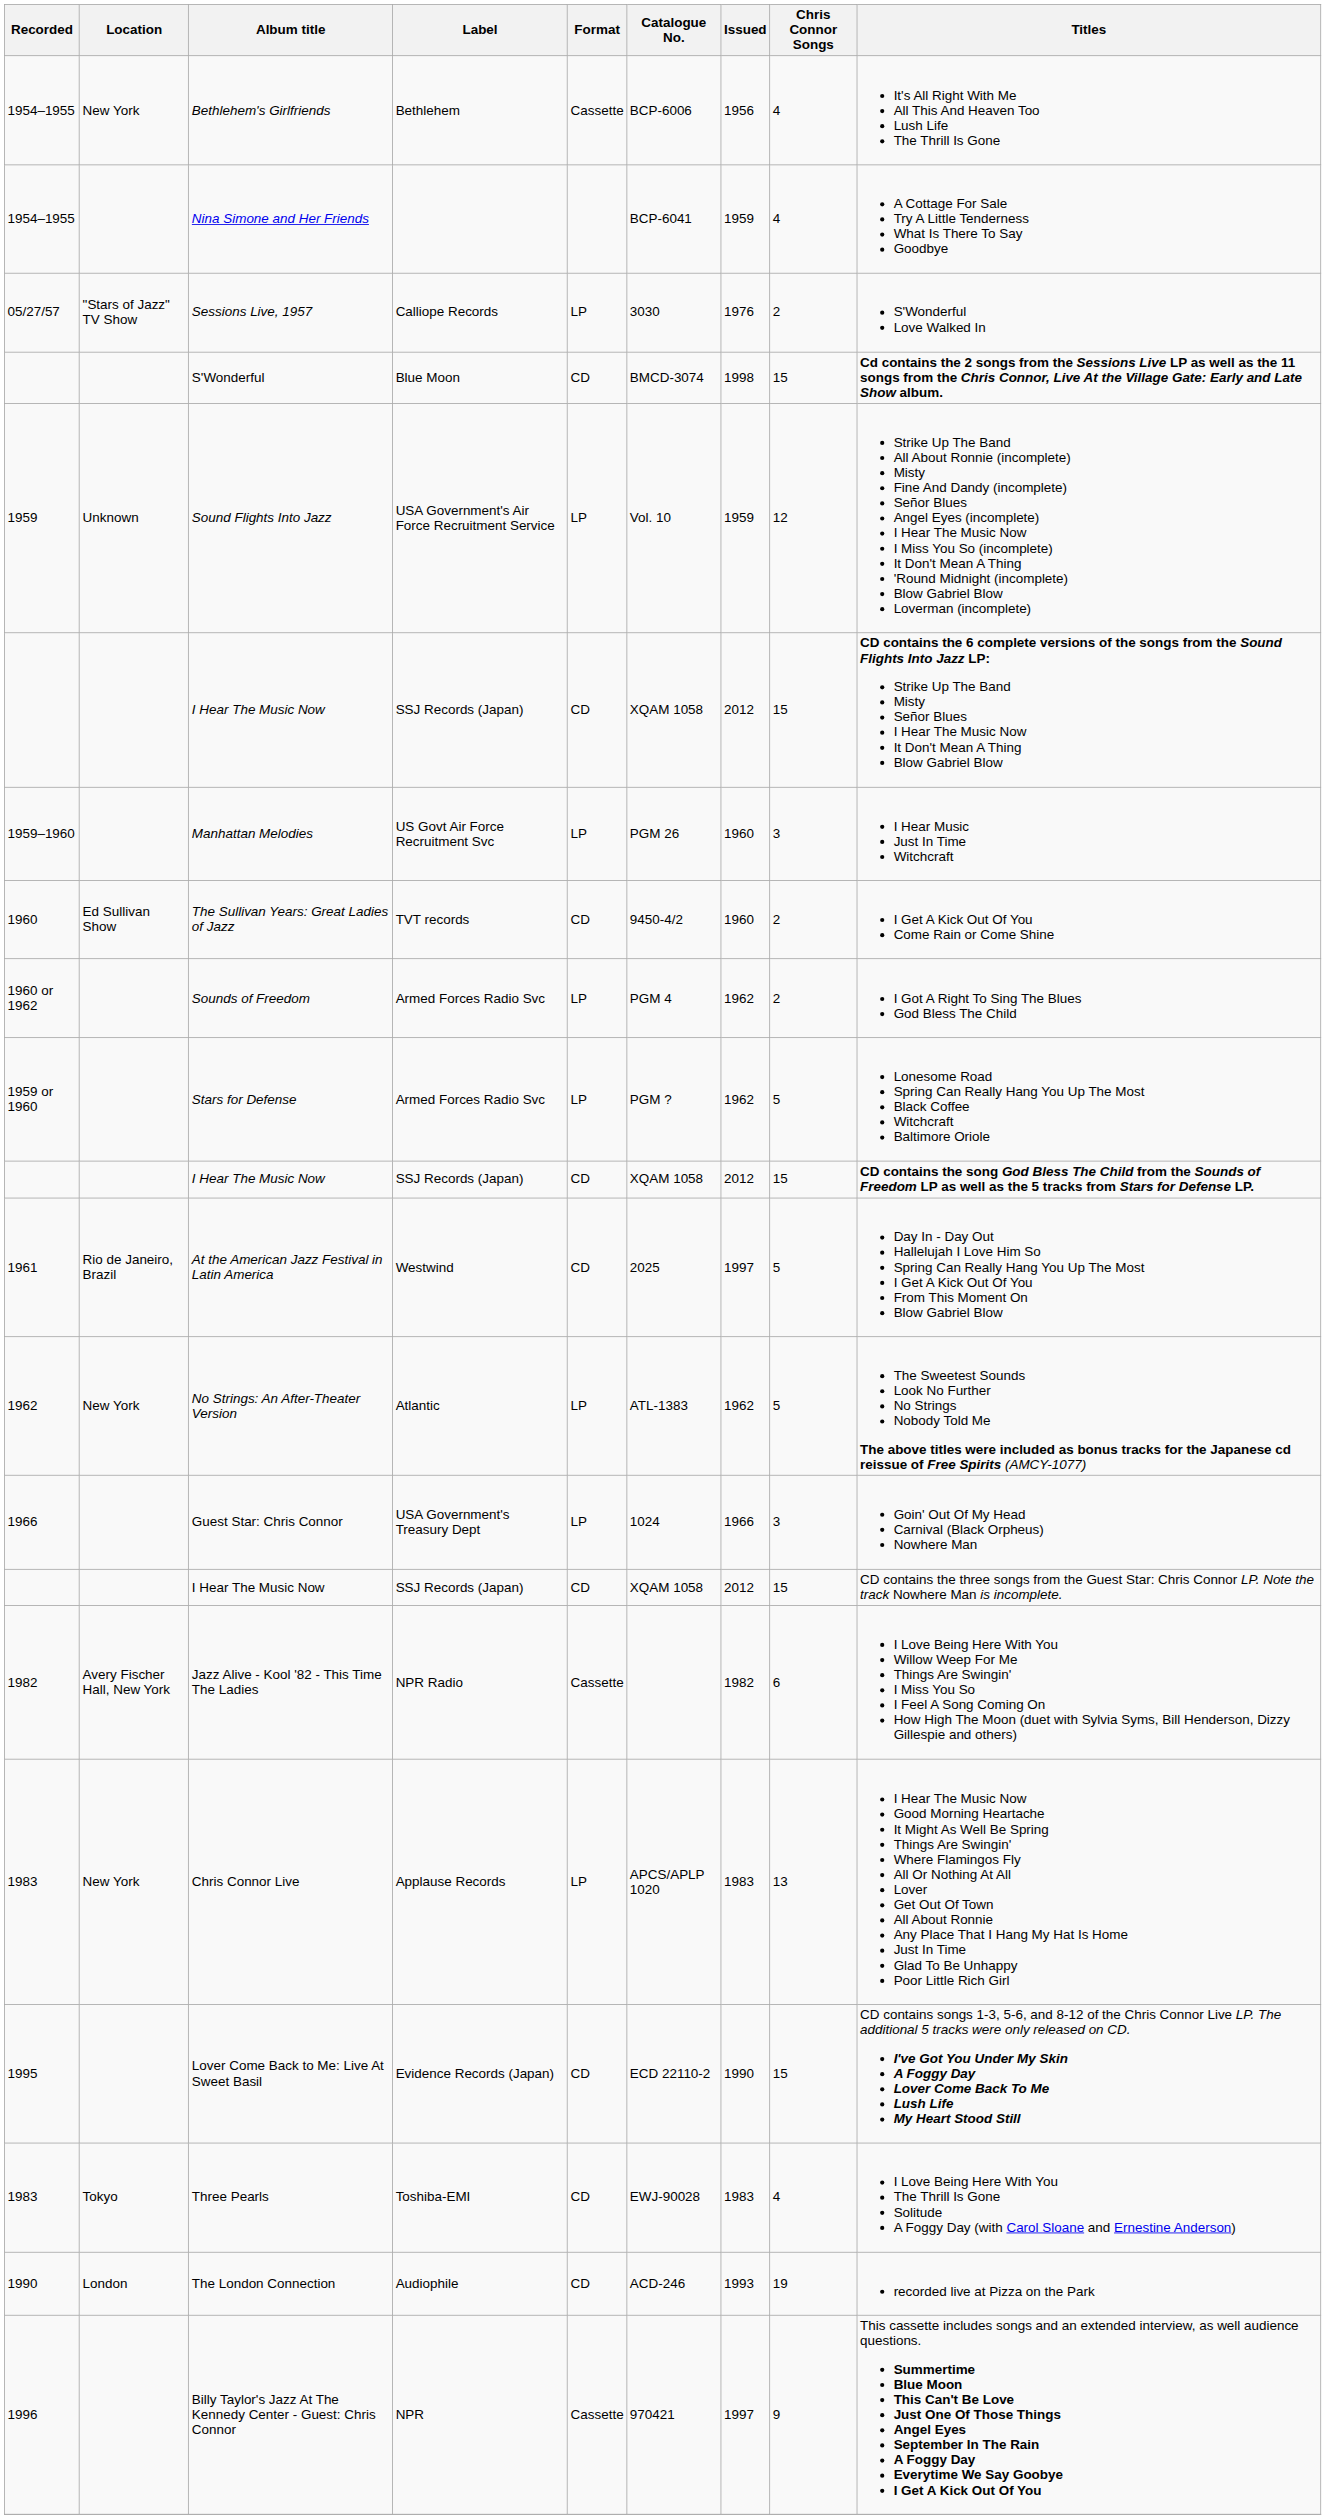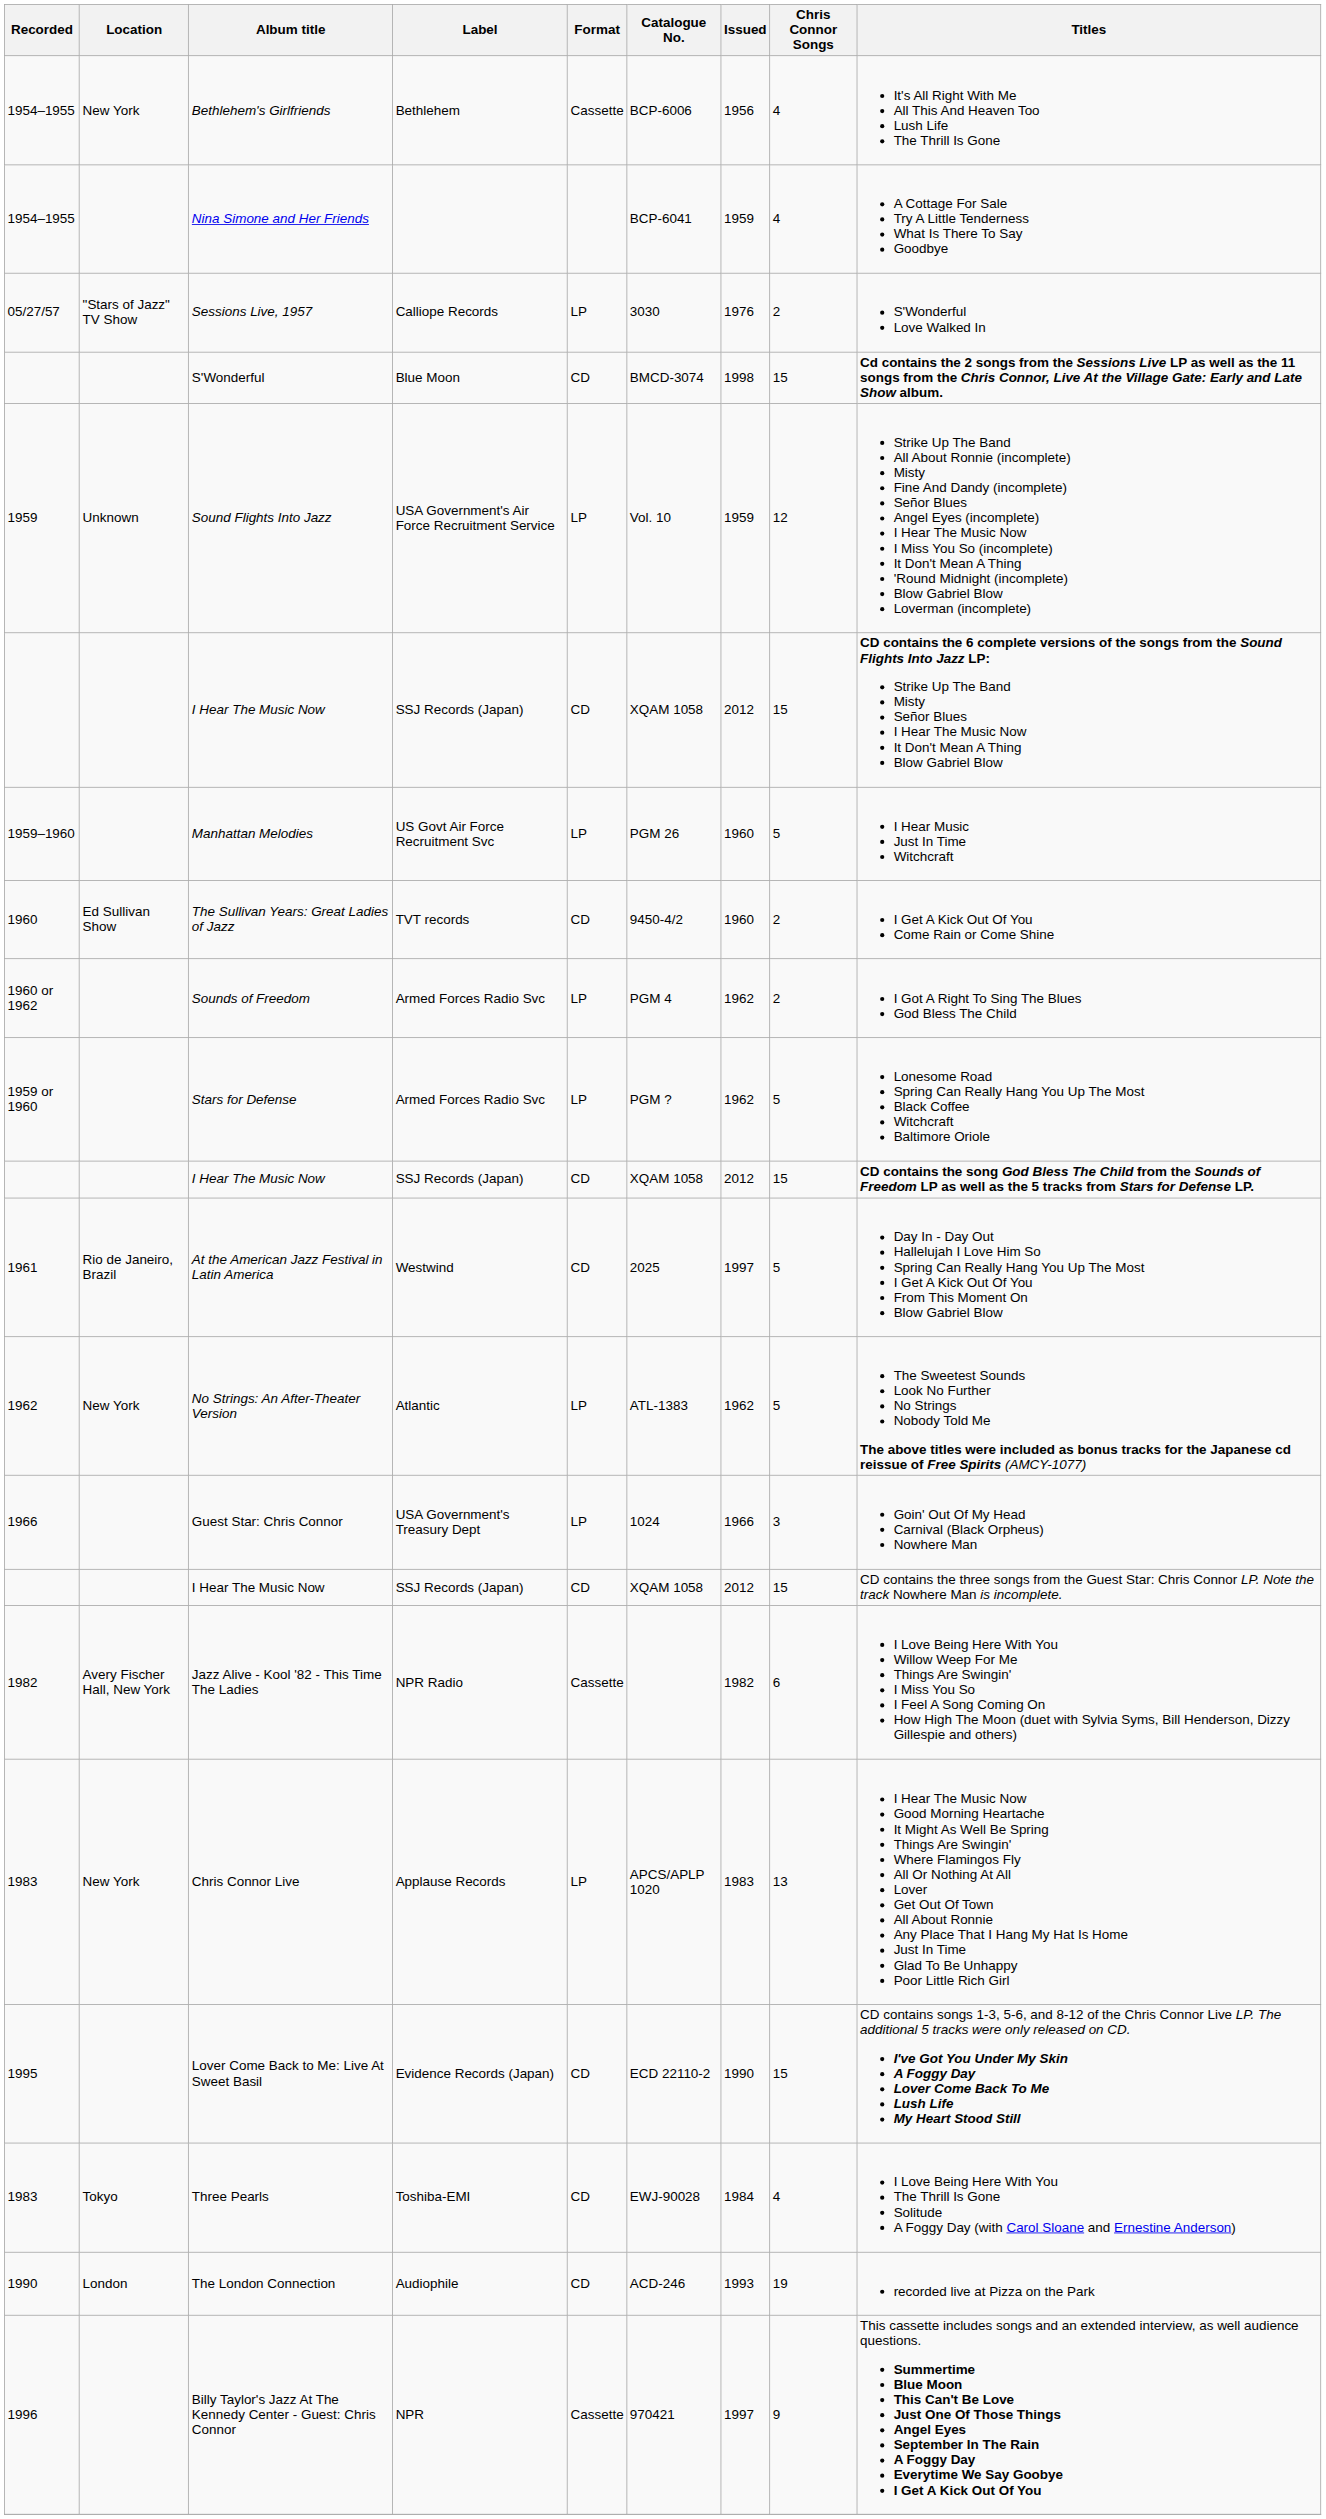(777, 833) 3 -> (777, 833) 5
(739, 2197) 1983 -> (739, 2197) 1984
